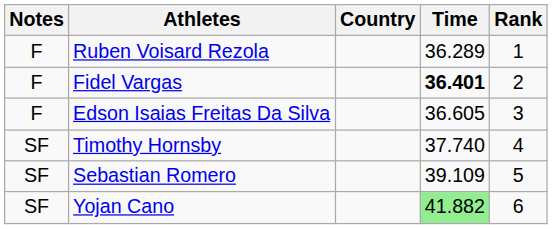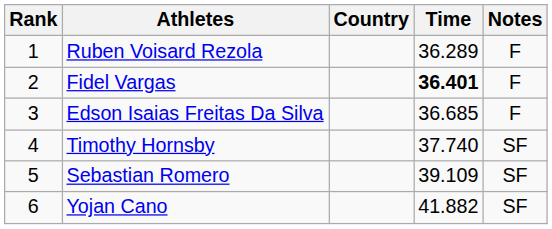columns swapped: (518, 20) <-> (37, 20)
(455, 113) 36.605 -> (448, 113) 36.685
(455, 207) lightgreen background -> (448, 207) no background
